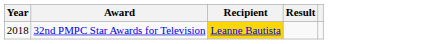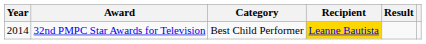+ column: (257, 13)
(18, 30) 2018 -> (18, 30) 2014
